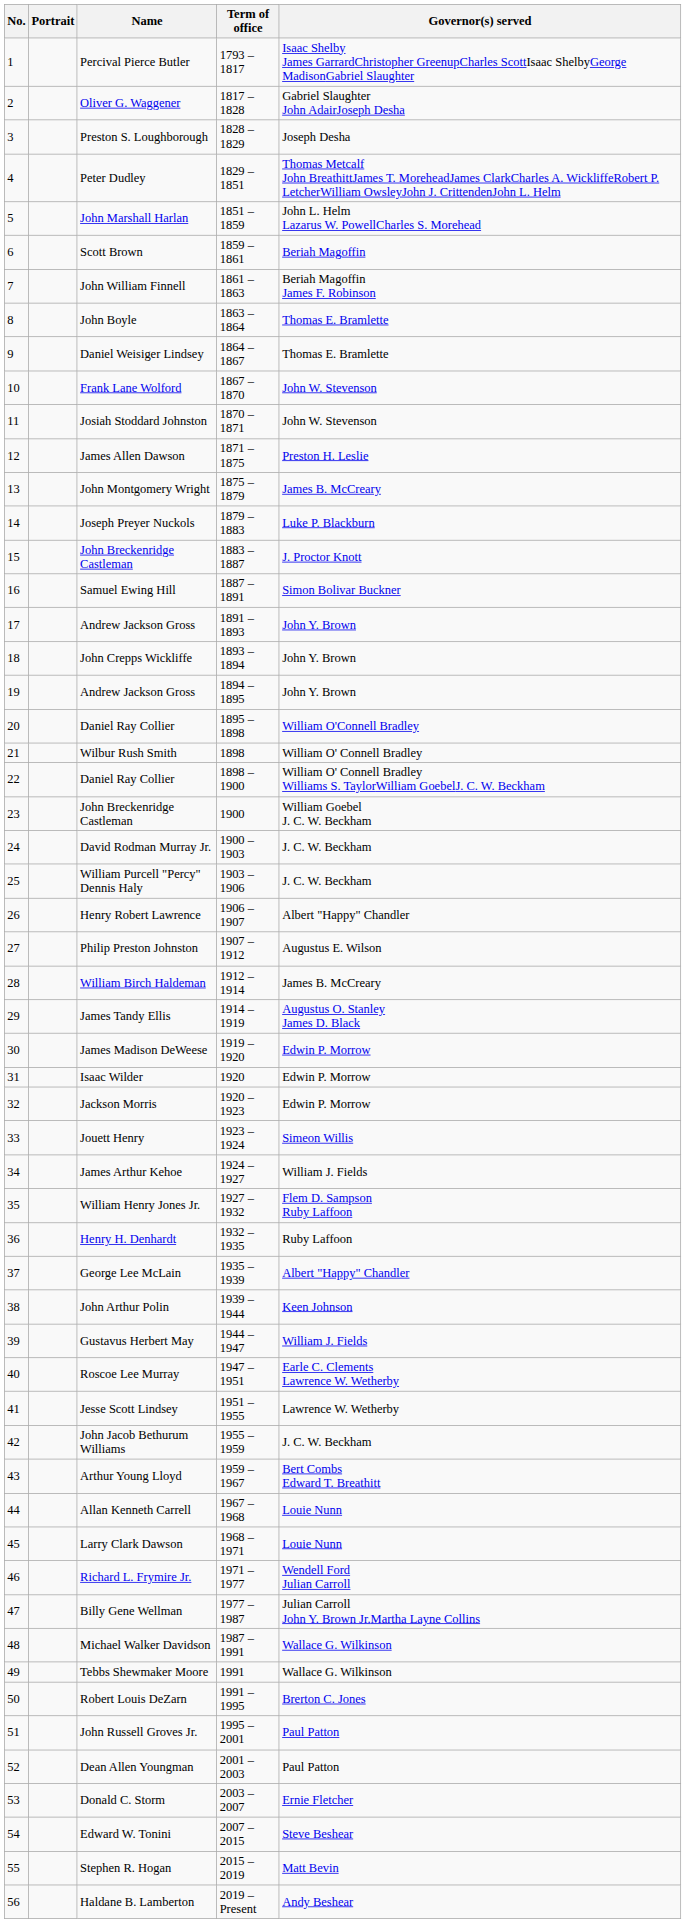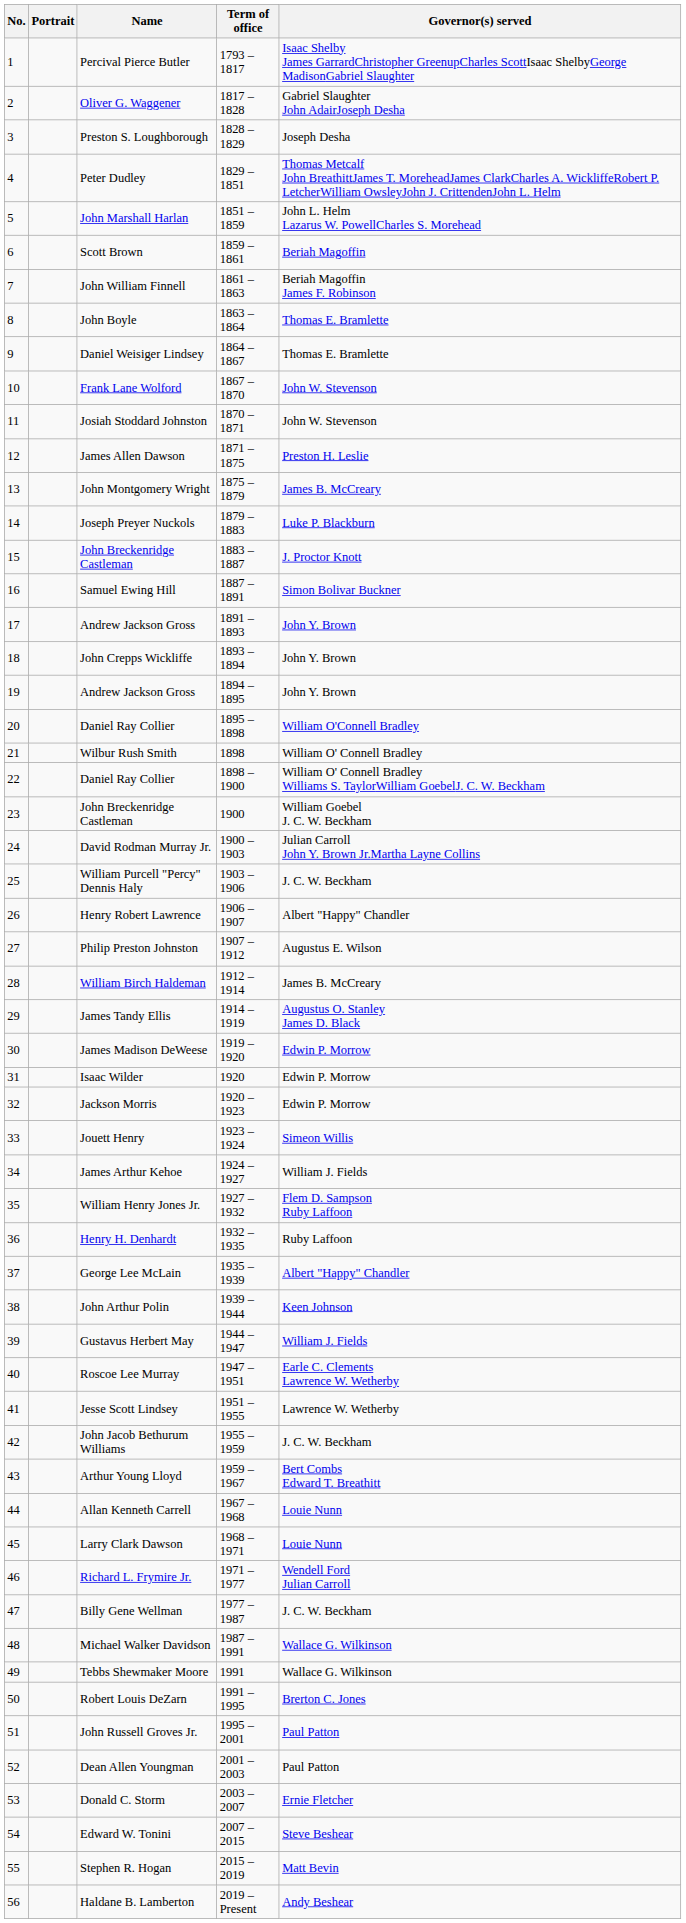(327, 847) J. C. W. Beckham -> (381, 847) Julian Carroll John Y. Brown Jr.Martha Layne Collins
(381, 1611) Julian Carroll John Y. Brown Jr.Martha Layne Collins -> (327, 1611) J. C. W. Beckham
